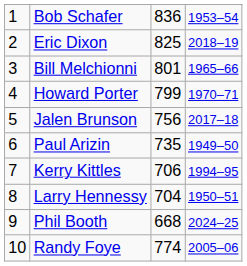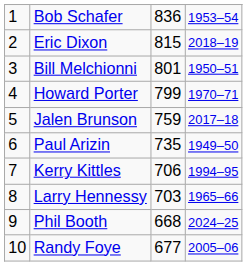(168, 42) 825 -> (168, 42) 815
(213, 69) 1965–66 -> (213, 69) 1950–51
(168, 119) 756 -> (168, 119) 759
(168, 196) 704 -> (168, 196) 703
(213, 197) 1950–51 -> (213, 197) 1965–66
(168, 247) 774 -> (168, 247) 677
